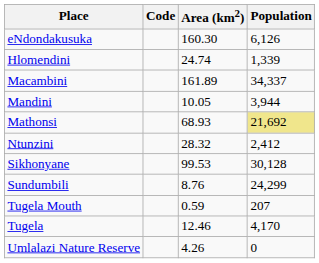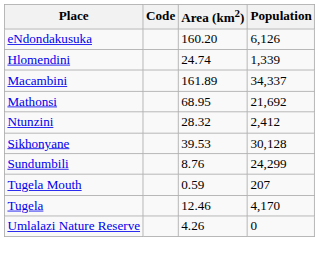(199, 39) 160.30 -> (199, 39) 160.20
- row: (30, 101)
(196, 122) 68.93 -> (196, 101) 68.95
(269, 122) khaki background -> (269, 101) no background
(196, 164) 99.53 -> (196, 143) 39.53
